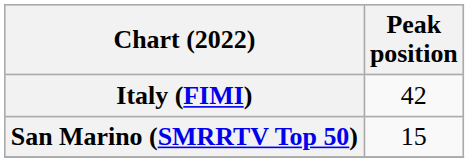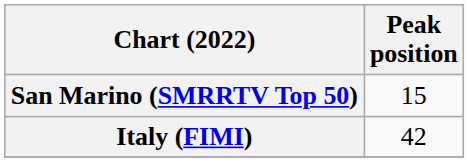rows swapped: (184, 95) <-> (184, 136)
